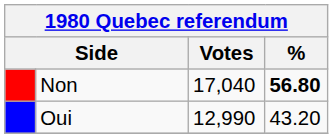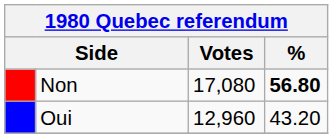(224, 85) 17,040 -> (224, 85) 17,080
(224, 118) 12,990 -> (224, 118) 12,960
